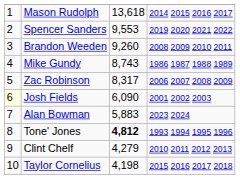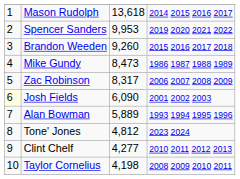(125, 30) 9,553 -> (125, 30) 9,953
(191, 47) 2008 2009 2010 2011 -> (191, 47) 2015 2016 2017 2018
(125, 64) 8,743 -> (125, 64) 8,473
(125, 115) 5,883 -> (125, 115) 5,889
(169, 115) 2023 2024 -> (191, 115) 1993 1994 1995 1996
(125, 132) bold -> (125, 132) normal
(191, 132) 1993 1994 1995 1996 -> (169, 132) 2023 2024
(125, 149) 4,279 -> (125, 149) 4,277
(191, 166) 2015 2016 2017 2018 -> (191, 166) 2008 2009 2010 2011
